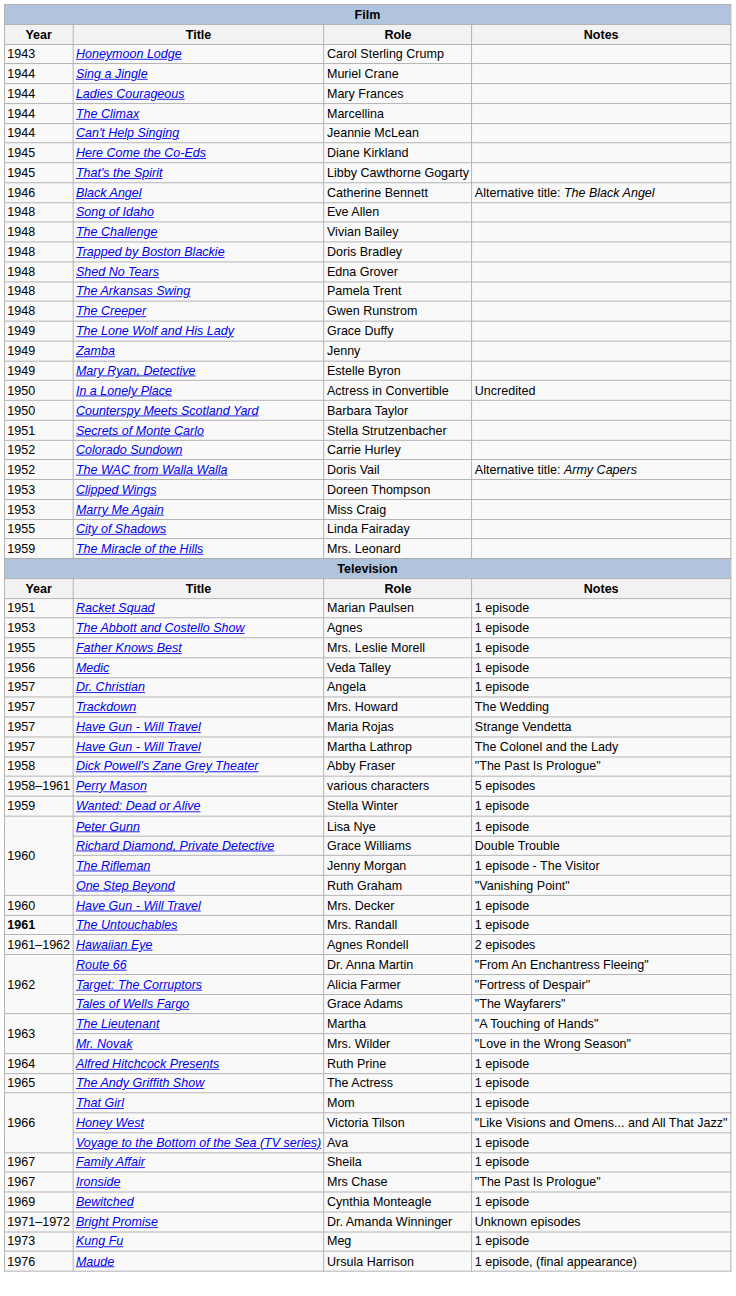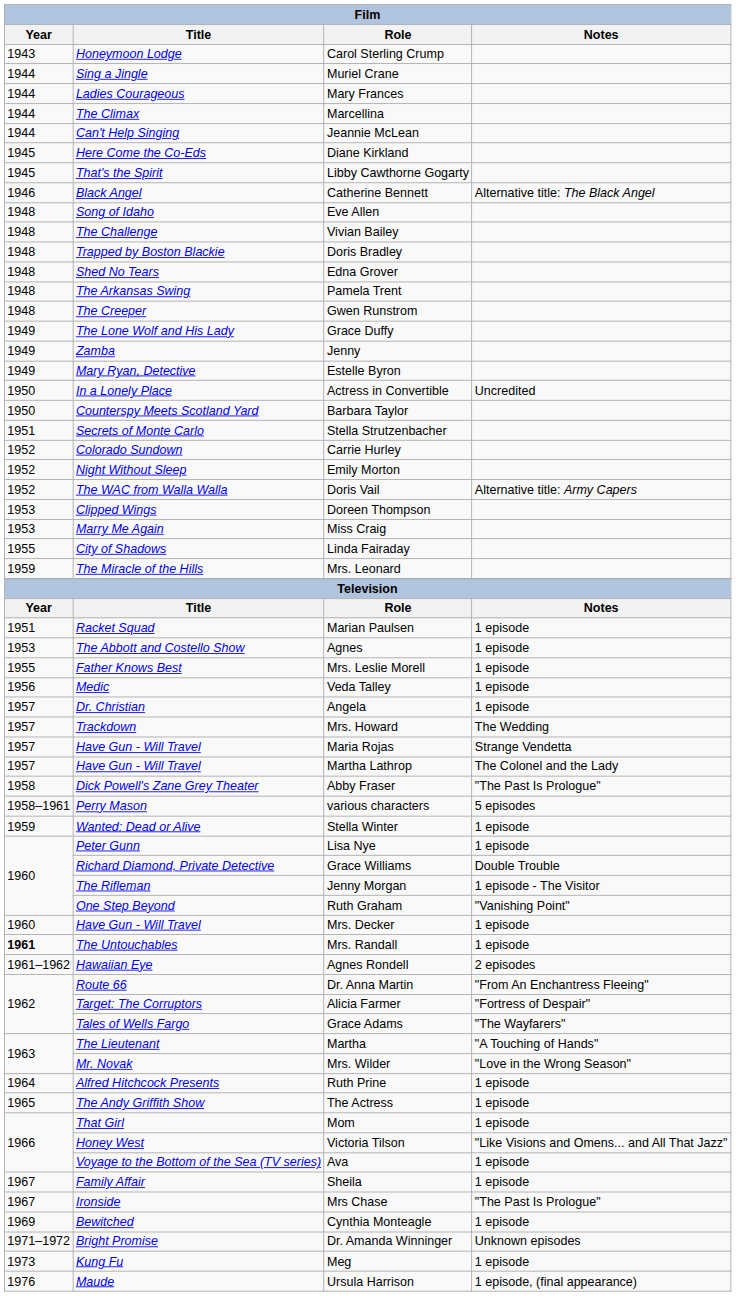+ row: (364, 470)
